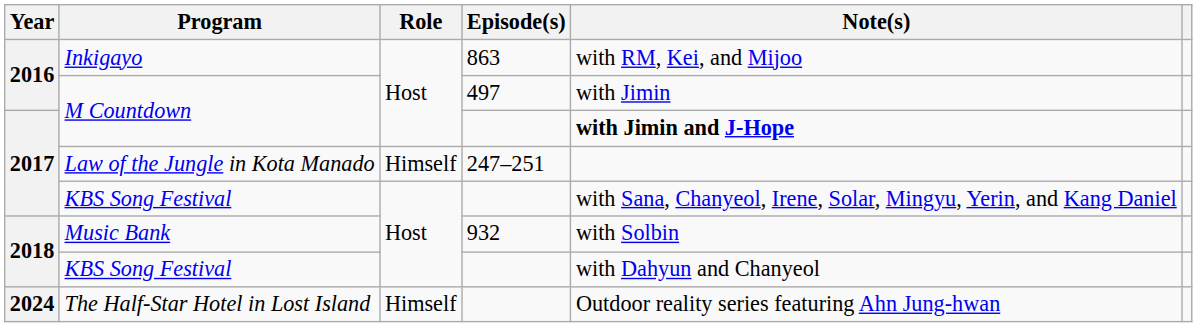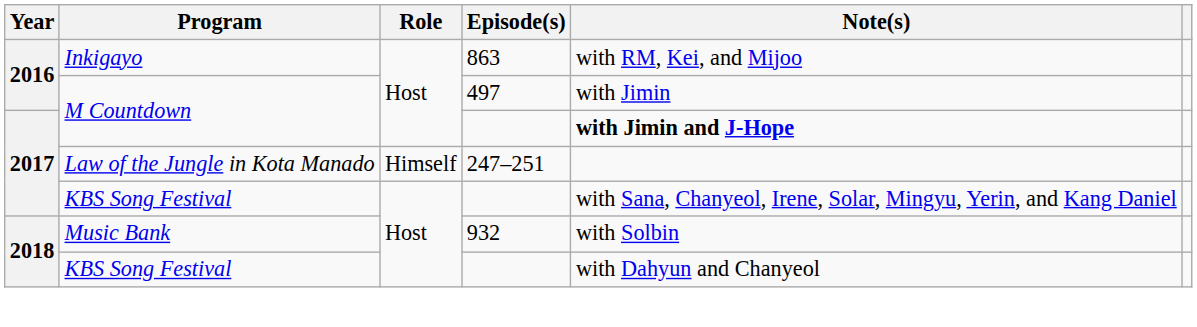- row: (32, 304)
